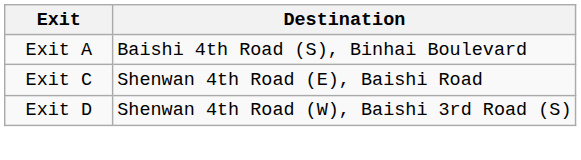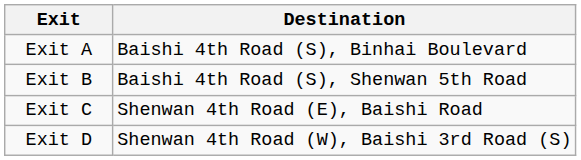+ row: (59, 80)
